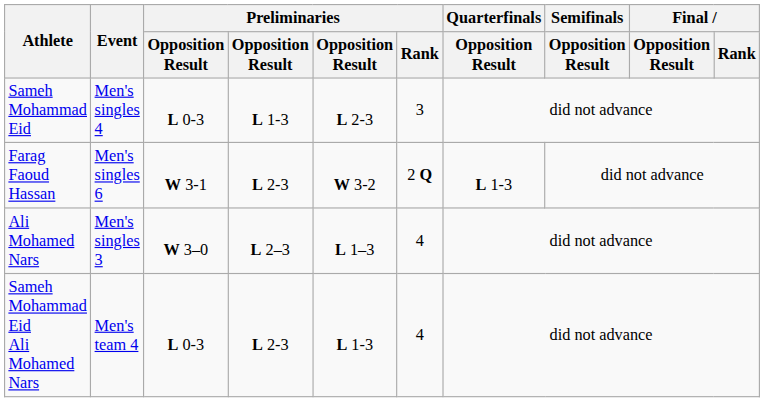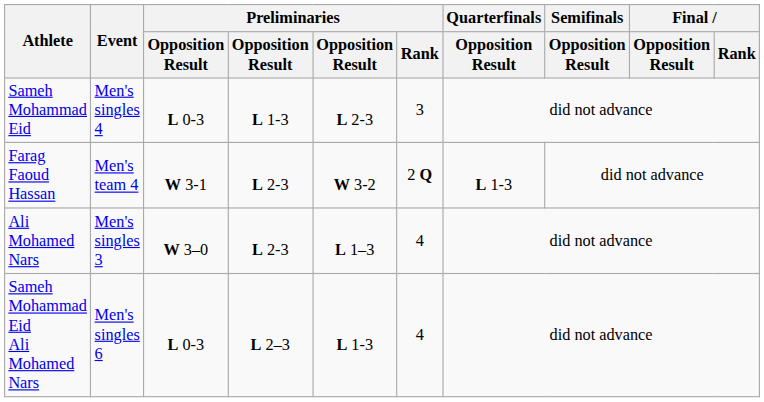(117, 175) Men's singles 6 -> (116, 175) Men's team 4
(270, 250) L 2–3 -> (270, 250) L 2-3
(116, 334) Men's team 4 -> (117, 334) Men's singles 6
(270, 344) L 2-3 -> (270, 344) L 2–3
